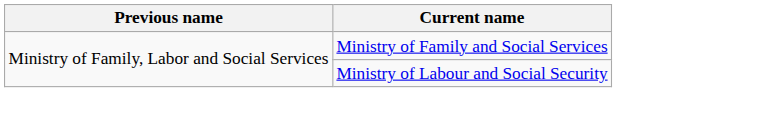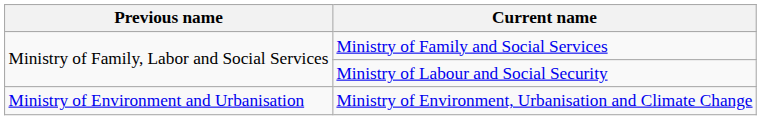+ row: (544, 100)
